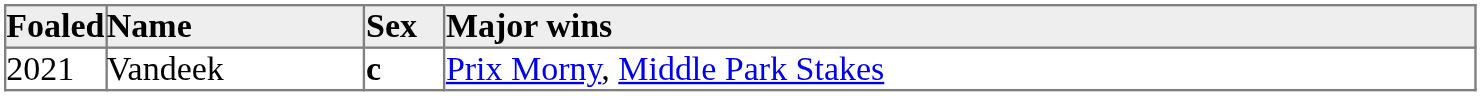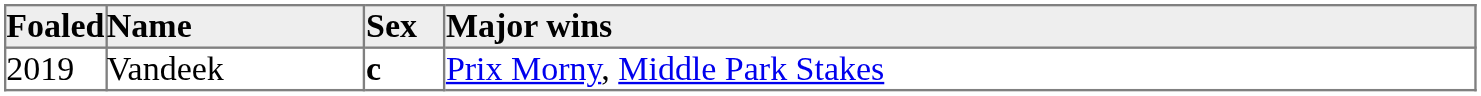(40, 68) 2021 -> (40, 68) 2019
